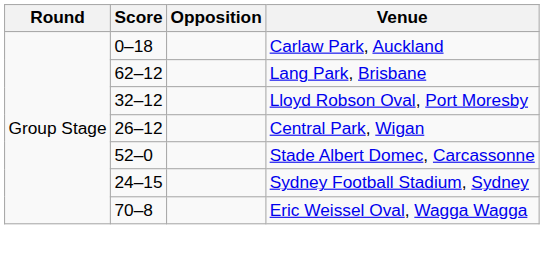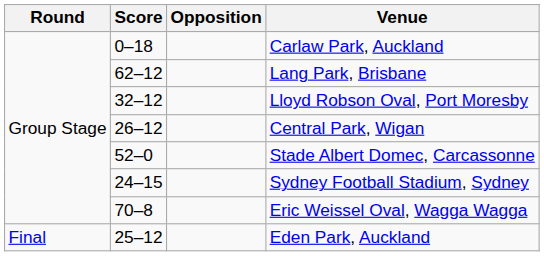+ row: (350, 237)
